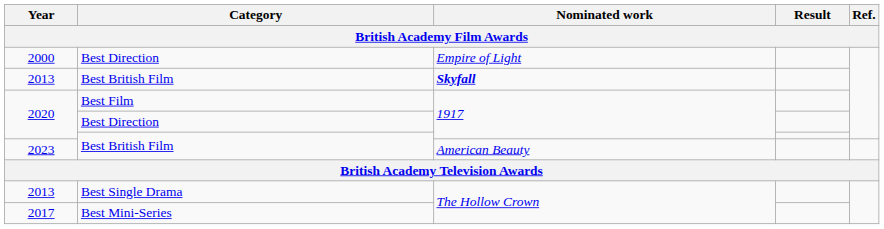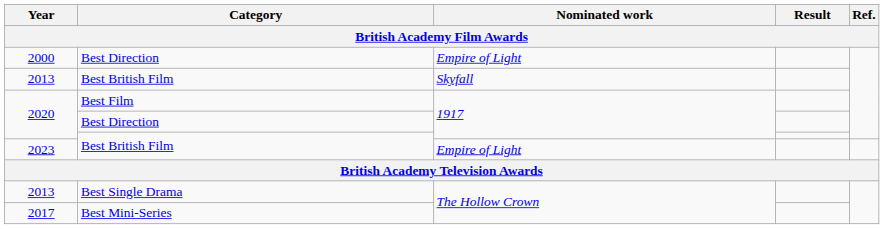(456, 79) bold -> (455, 79) normal
(483, 149) American Beauty -> (479, 149) Empire of Light
